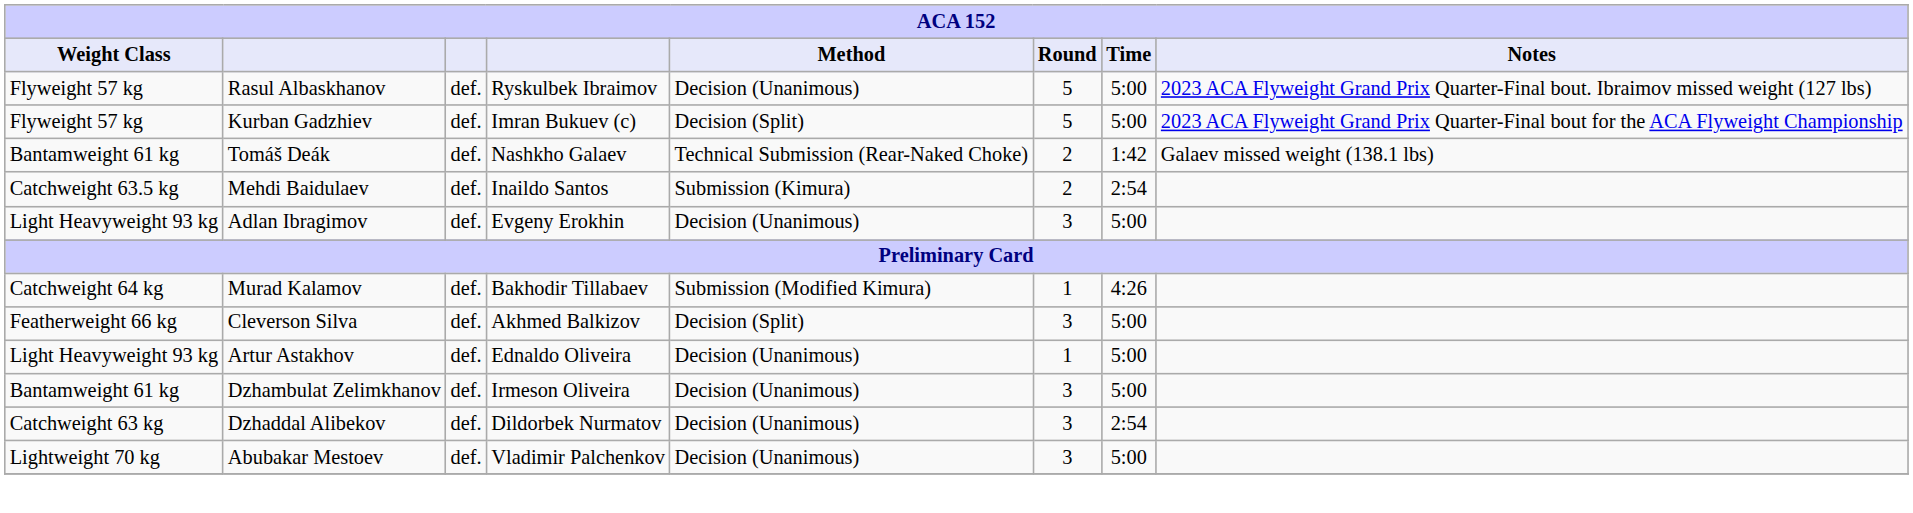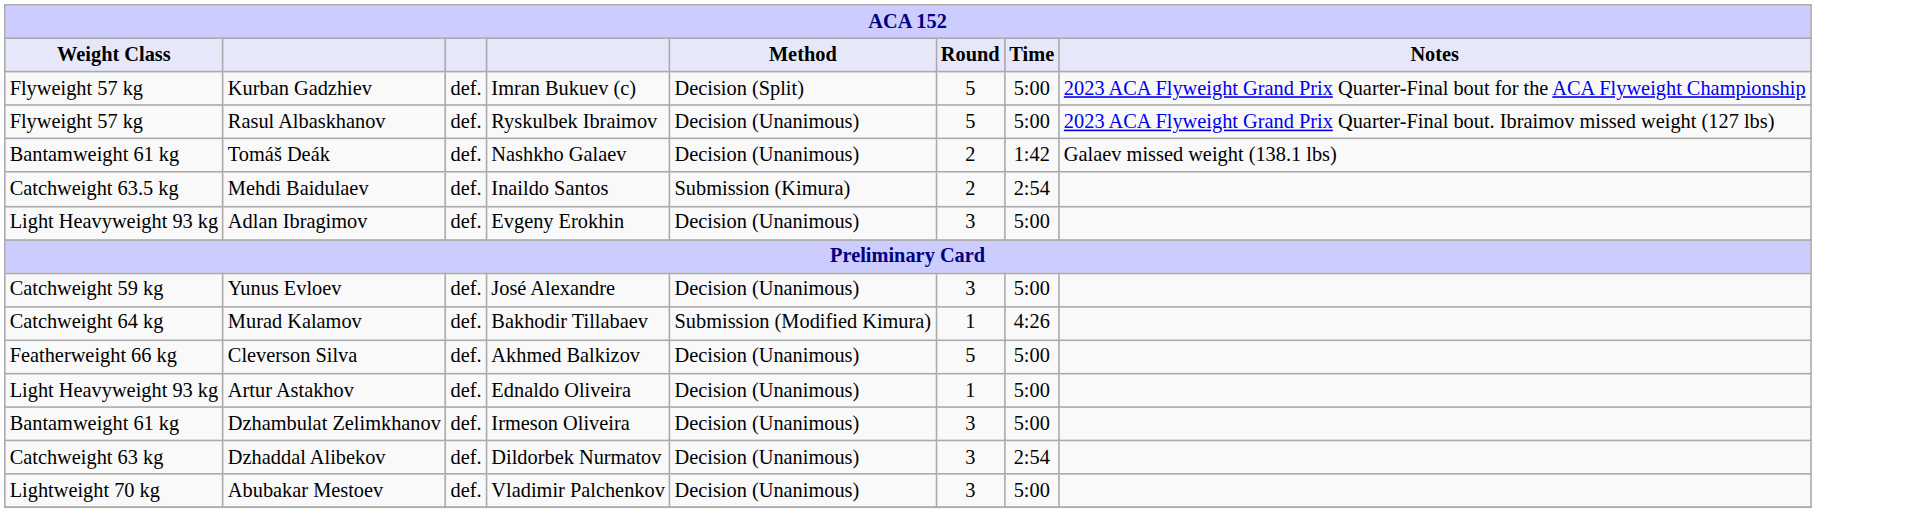rows swapped: (300, 121) <-> (307, 88)
(851, 155) Technical Submission (Rear-Naked Choke) -> (767, 155) Decision (Unanimous)
+ row: (285, 289)
(739, 322) Decision (Split) -> (767, 356) Decision (Unanimous)
(1067, 322) 3 -> (970, 356) 5
